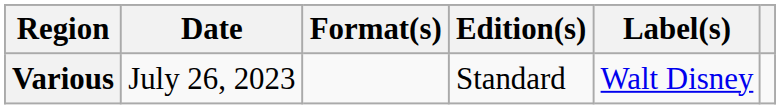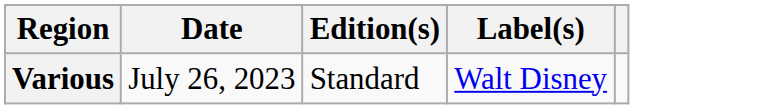- column: (376, 28)
